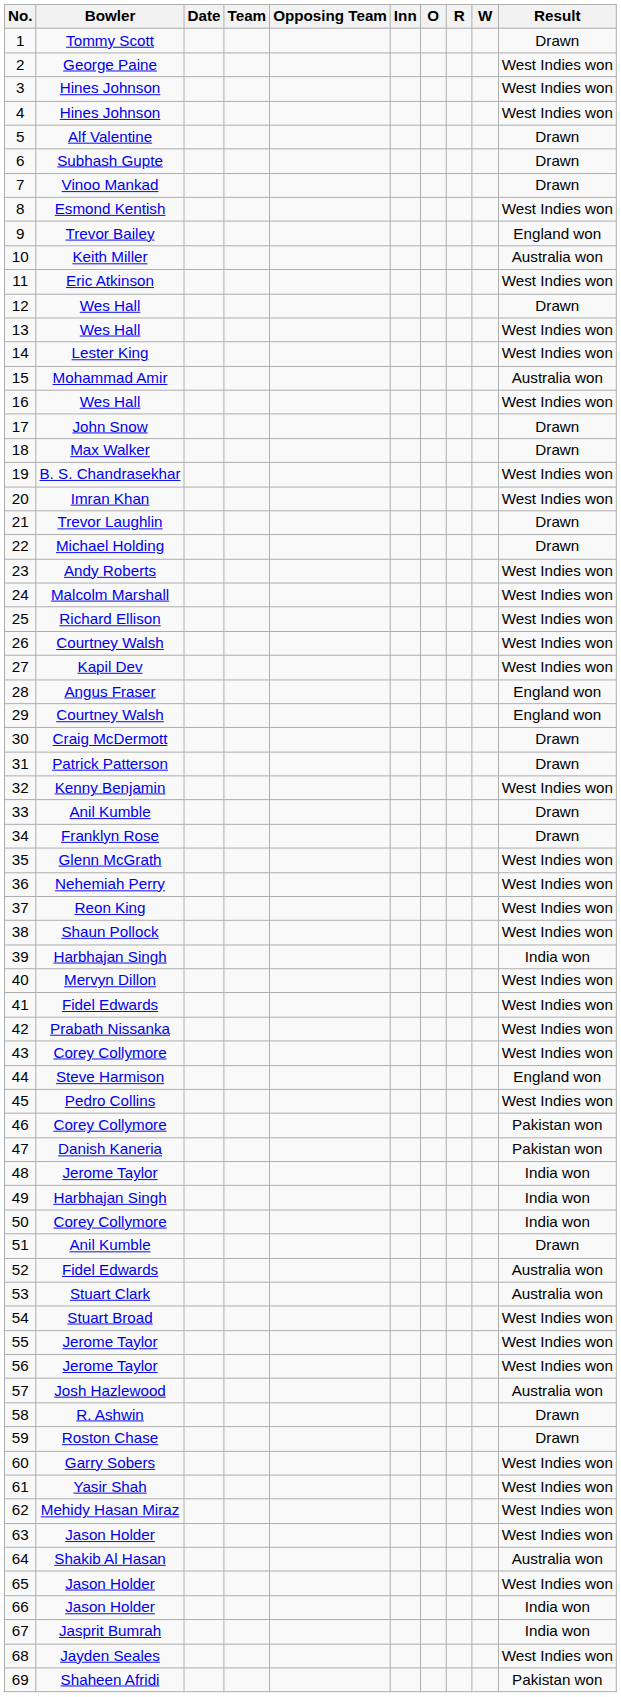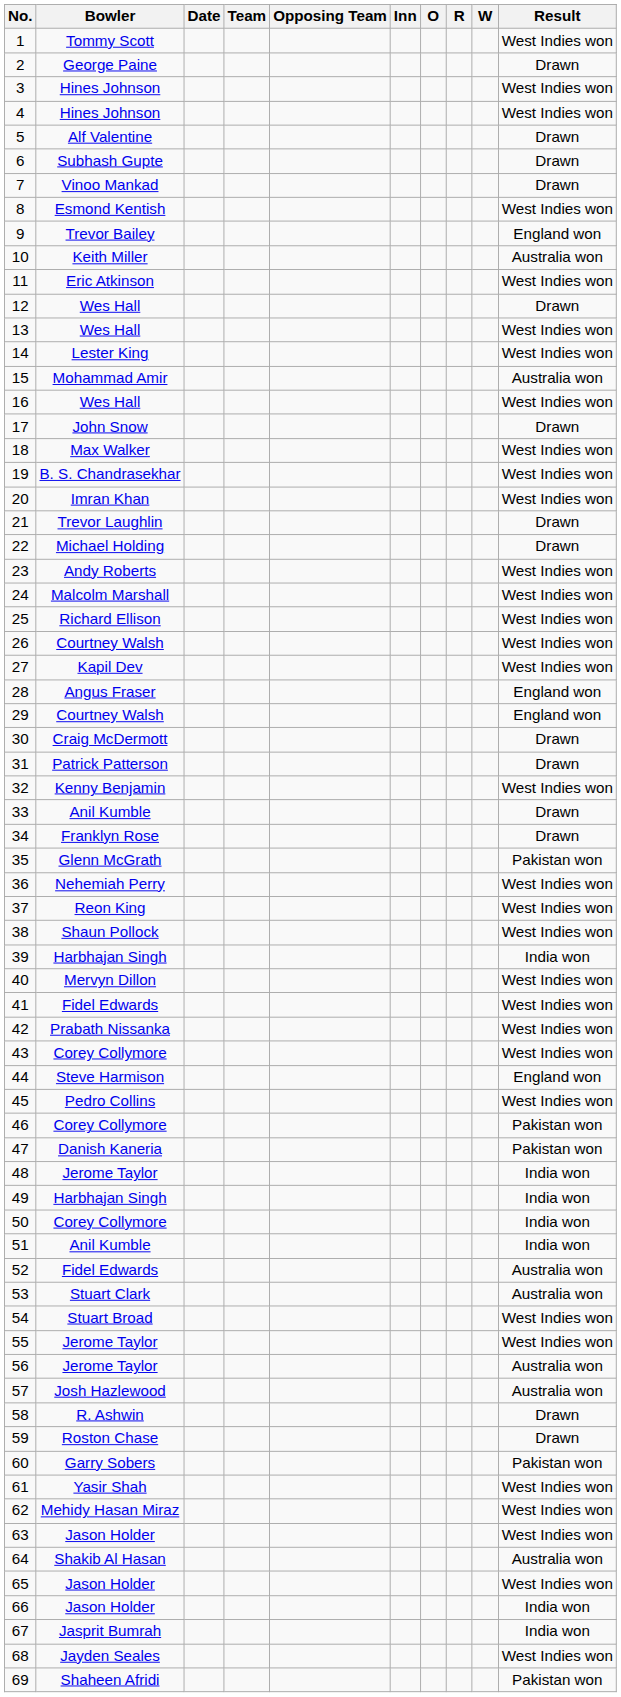(557, 40) Drawn -> (557, 40) West Indies won
(557, 64) West Indies won -> (557, 64) Drawn
(557, 450) Drawn -> (557, 450) West Indies won
(557, 860) West Indies won -> (557, 860) Pakistan won
(557, 1245) Drawn -> (557, 1245) India won
(557, 1366) West Indies won -> (557, 1366) Australia won
(557, 1462) West Indies won -> (557, 1462) Pakistan won
